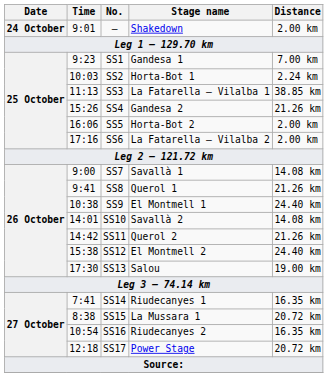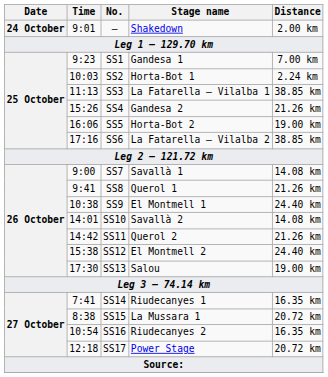(298, 125) 2.00 km -> (298, 125) 19.00 km
(298, 141) 2.00 km -> (298, 141) 38.85 km
